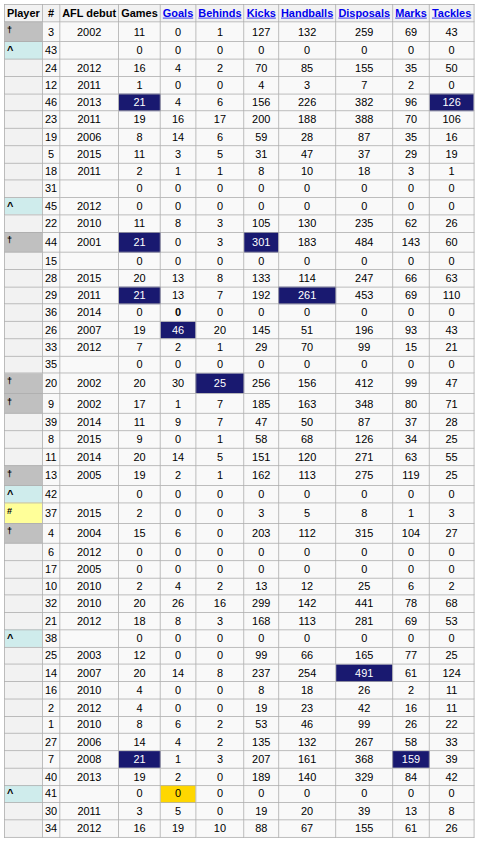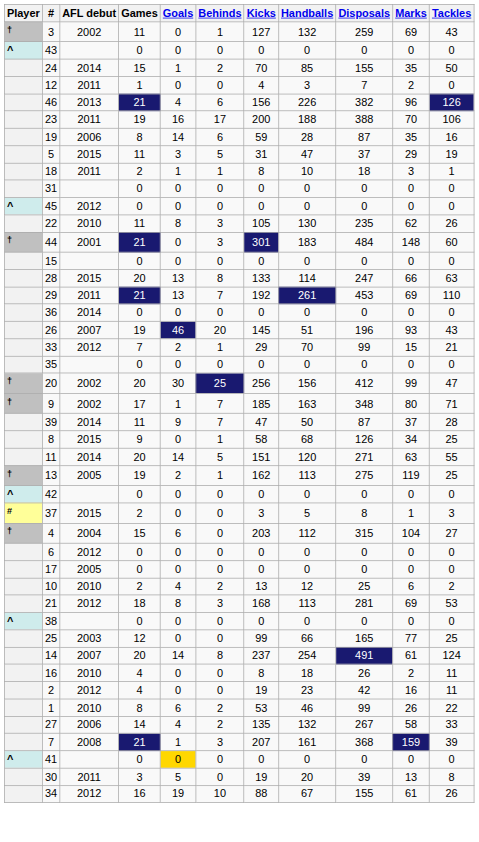(89, 68) 2012 -> (89, 68) 2014
(139, 68) 16 -> (139, 68) 15
(178, 68) 4 -> (178, 68) 1
(411, 243) 143 -> (411, 243) 148
(178, 313) bold -> (178, 313) normal
- row: (51, 604)
- row: (51, 777)
